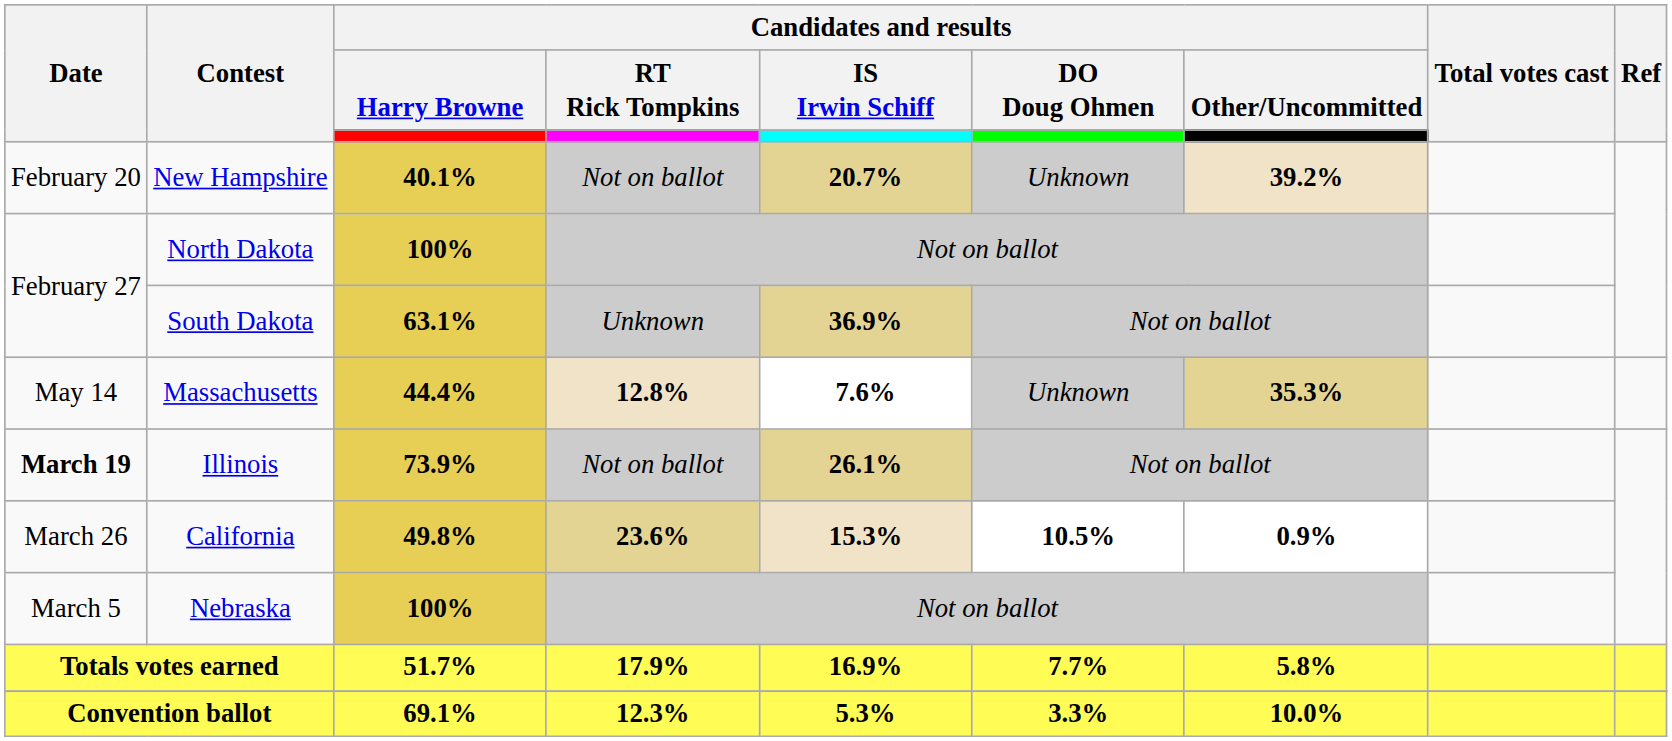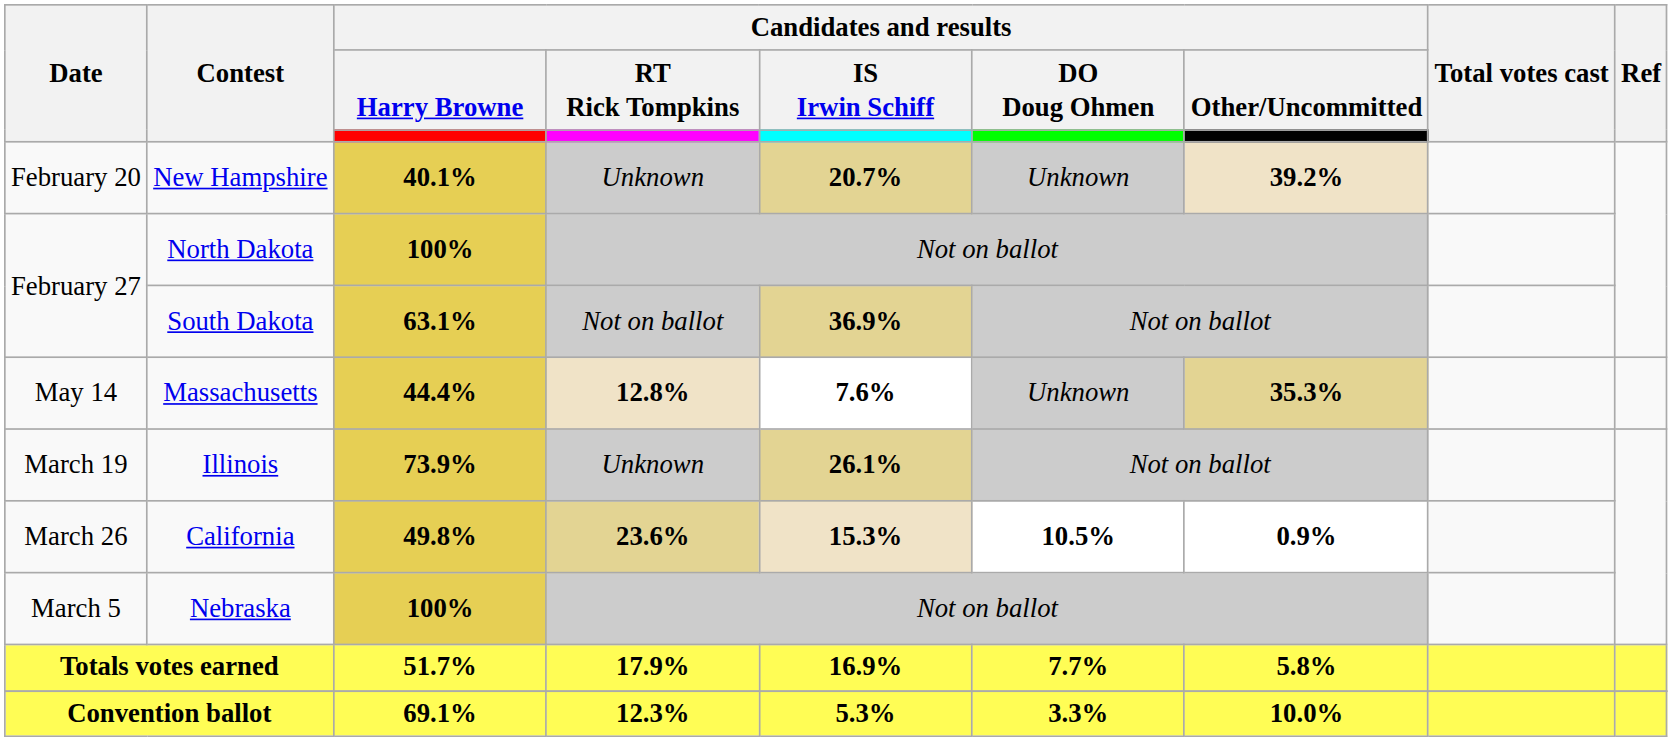(653, 177) Not on ballot -> (653, 177) Unknown
(653, 321) Unknown -> (653, 321) Not on ballot
(76, 464) bold -> (76, 464) normal
(653, 464) Not on ballot -> (653, 464) Unknown
